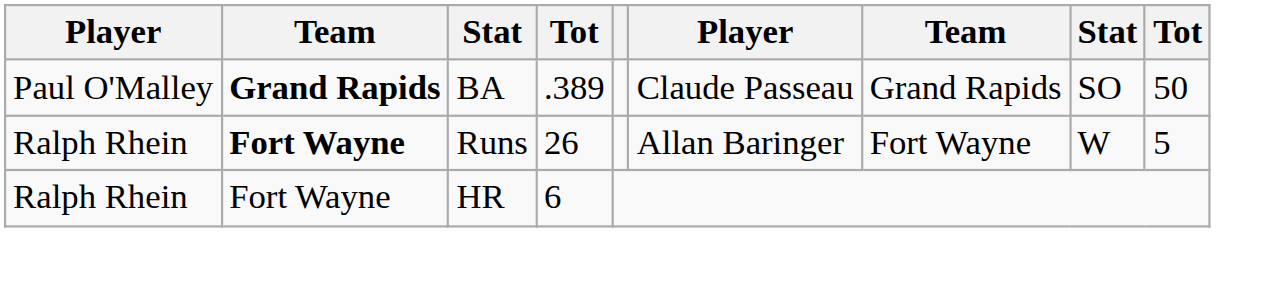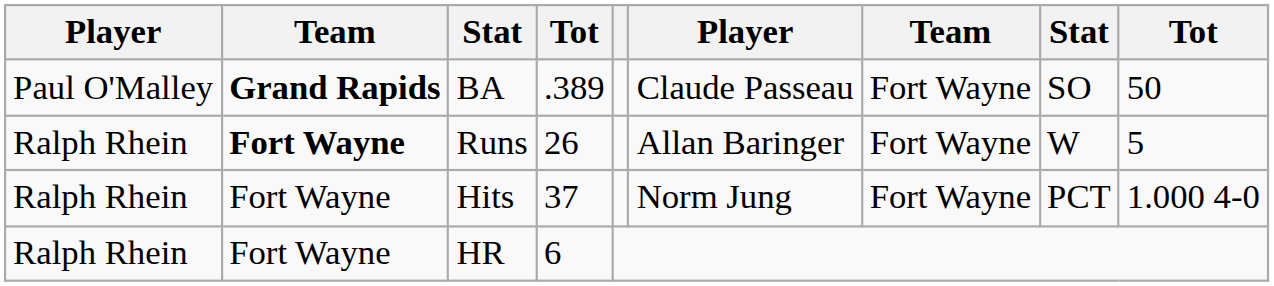(966, 87) Grand Rapids -> (950, 87) Fort Wayne
+ row: (485, 197)
